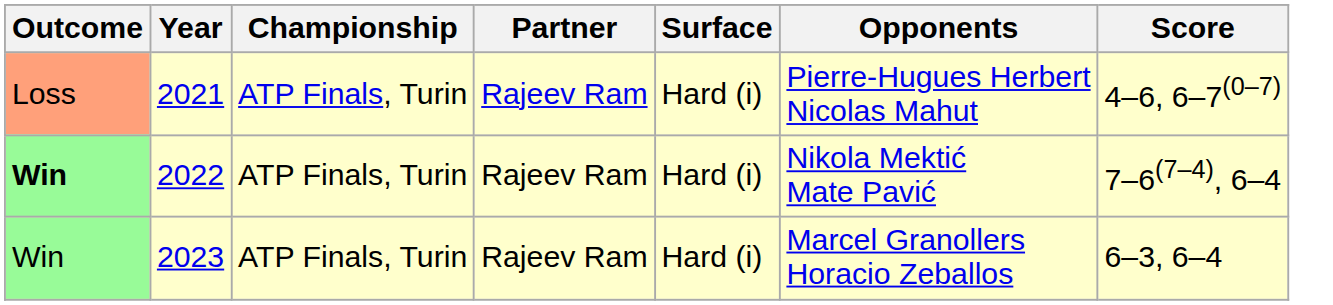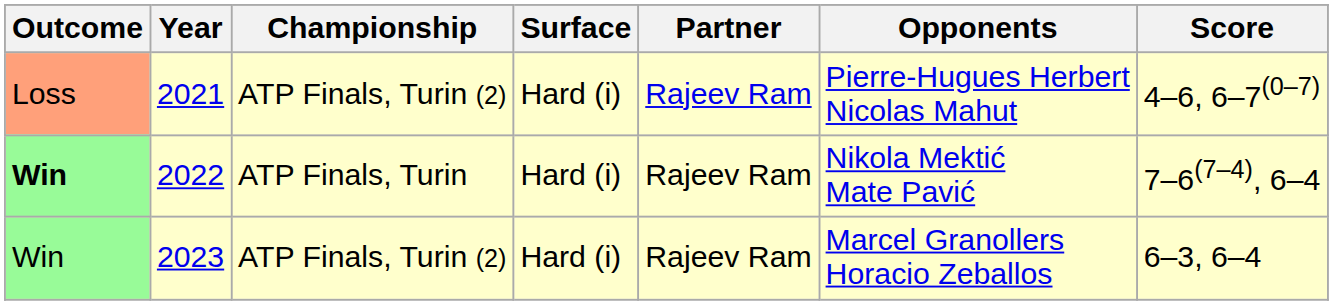columns swapped: (717, 28) <-> (564, 28)
(353, 93) ATP Finals, Turin -> (372, 93) ATP Finals, Turin (2)
(353, 257) ATP Finals, Turin -> (372, 257) ATP Finals, Turin (2)
